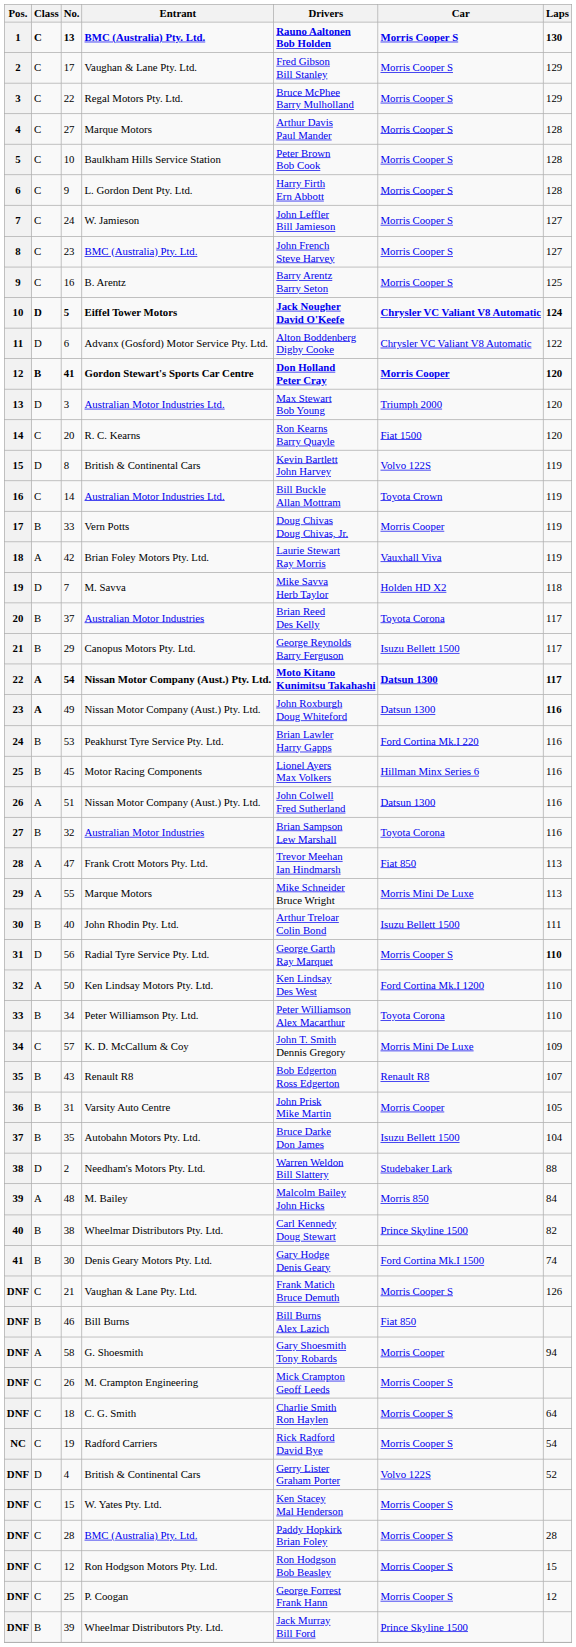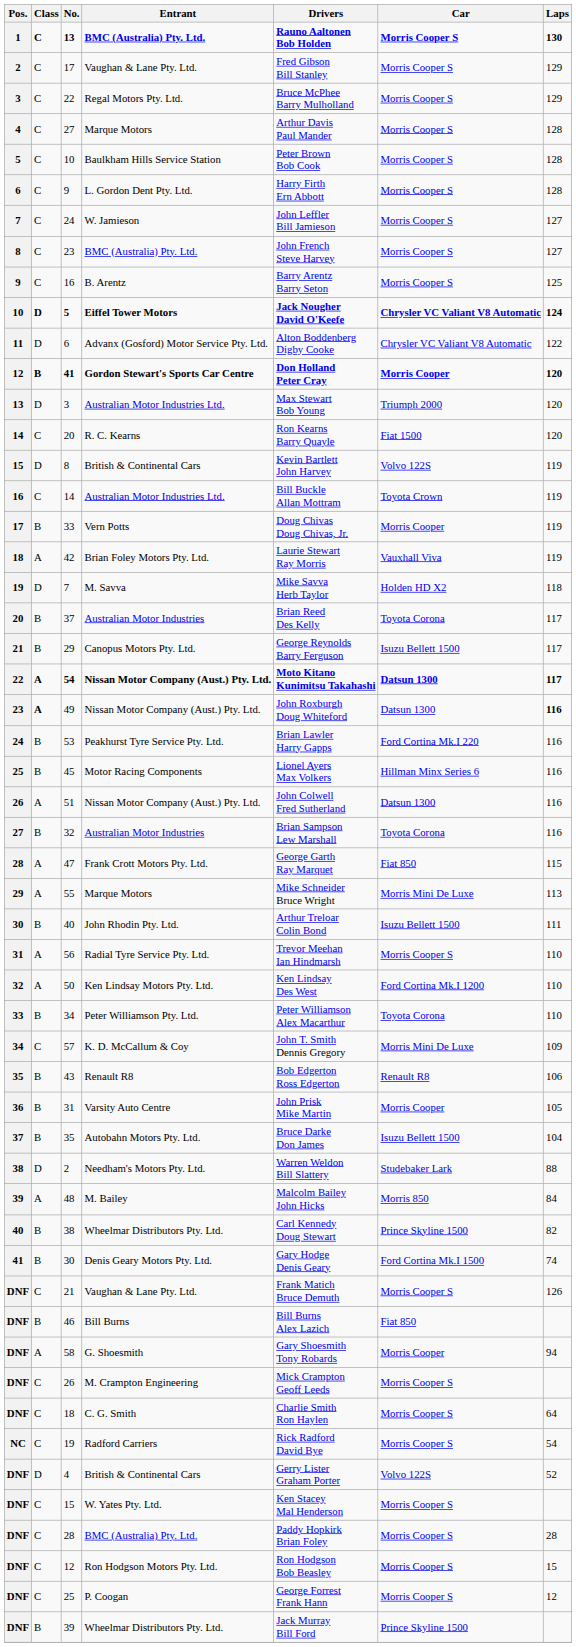(309, 863) Trevor Meehan Ian Hindmarsh -> (306, 863) George Garth Ray Marquet
(554, 863) 113 -> (554, 863) 115
(38, 955) D -> (38, 955) A
(306, 955) George Garth Ray Marquet -> (309, 955) Trevor Meehan Ian Hindmarsh
(554, 955) bold -> (554, 955) normal
(554, 1077) 107 -> (554, 1077) 106
